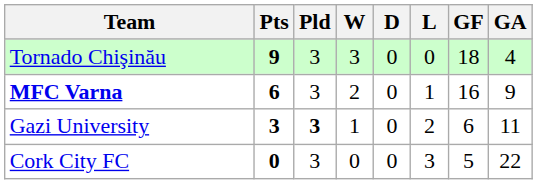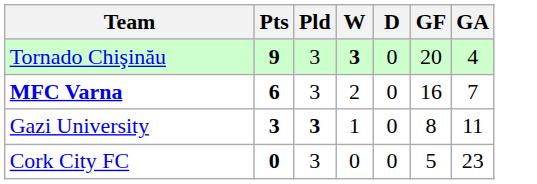- column: (429, 21)
(354, 56) normal -> (354, 56) bold
(468, 56) 18 -> (431, 56) 20
(510, 91) 9 -> (473, 91) 7
(468, 126) 6 -> (431, 126) 8
(510, 160) 22 -> (473, 160) 23
